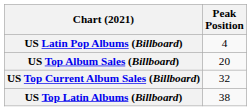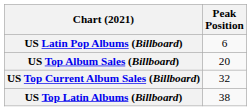(224, 43) 4 -> (224, 43) 6
